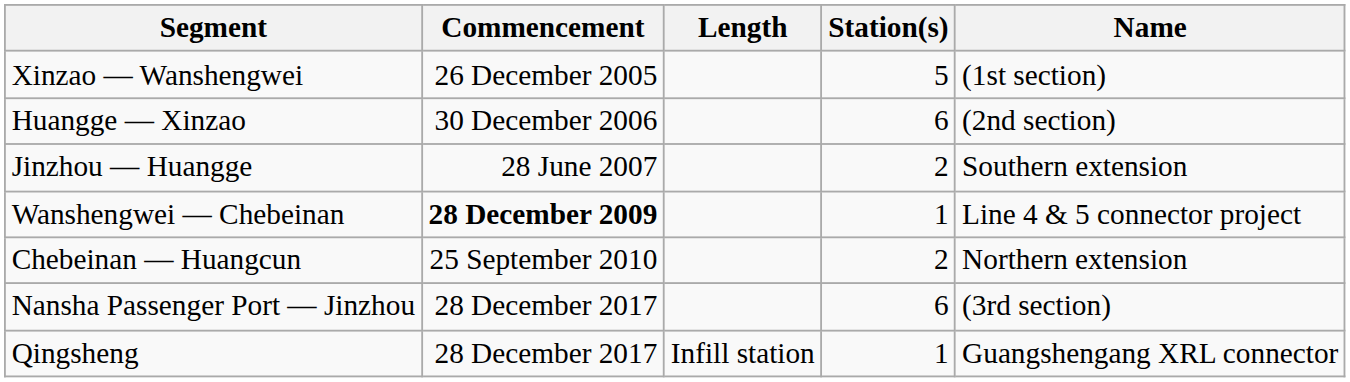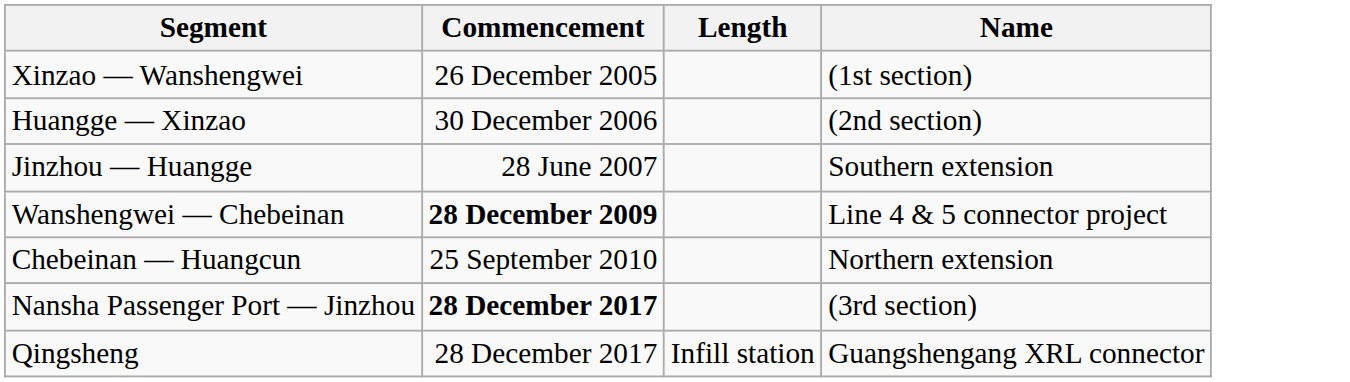- column: (888, 27)
(546, 306) normal -> (543, 306) bold
